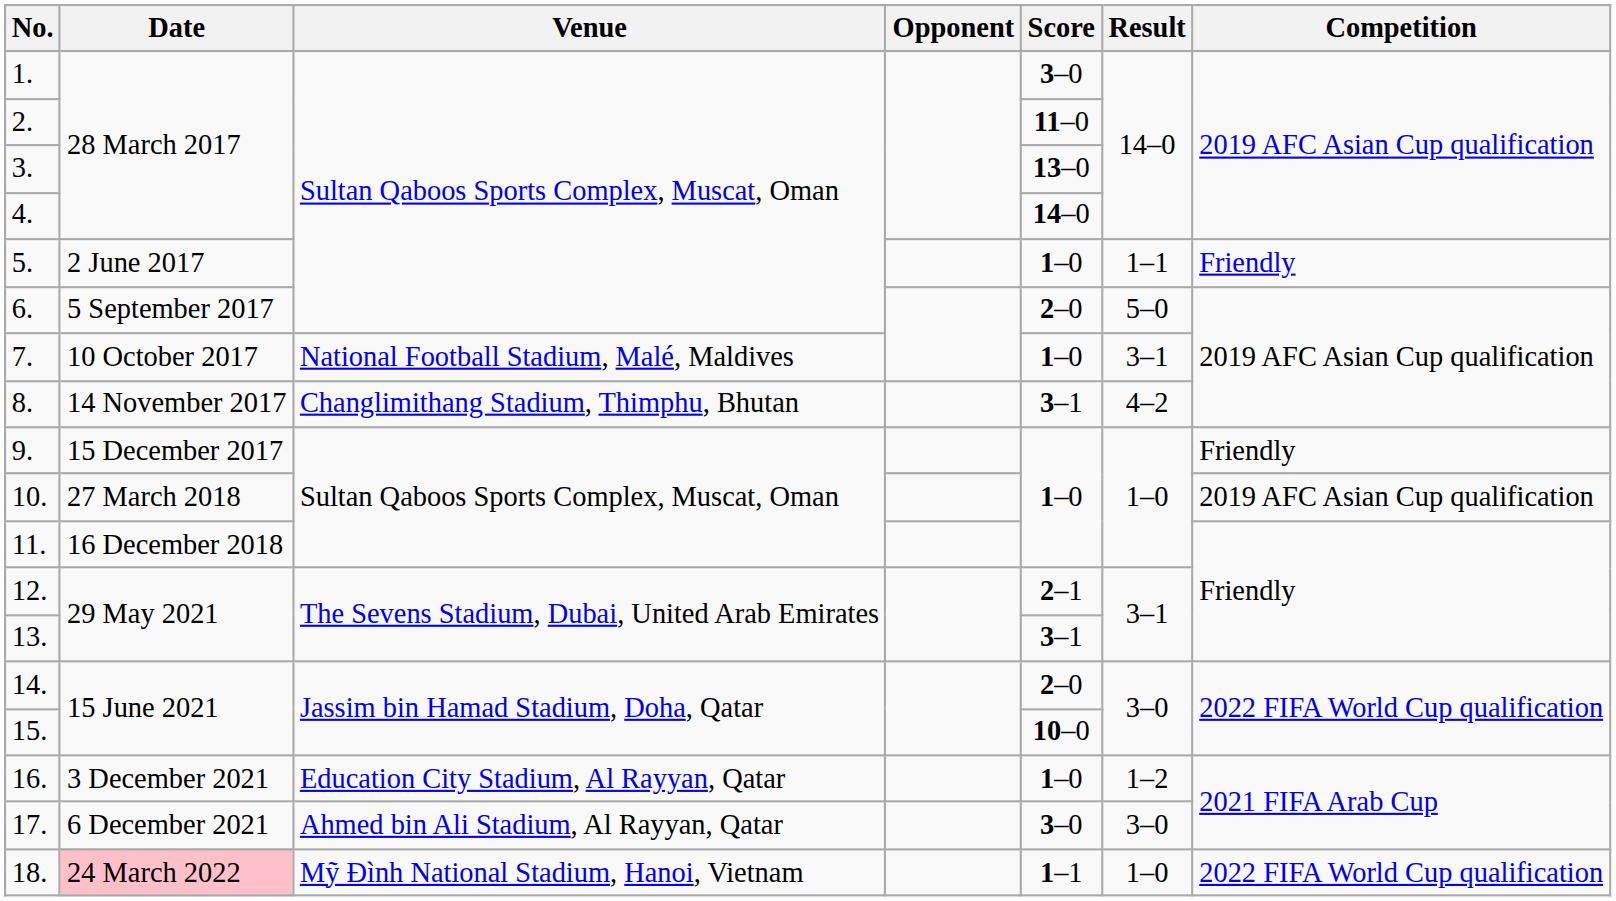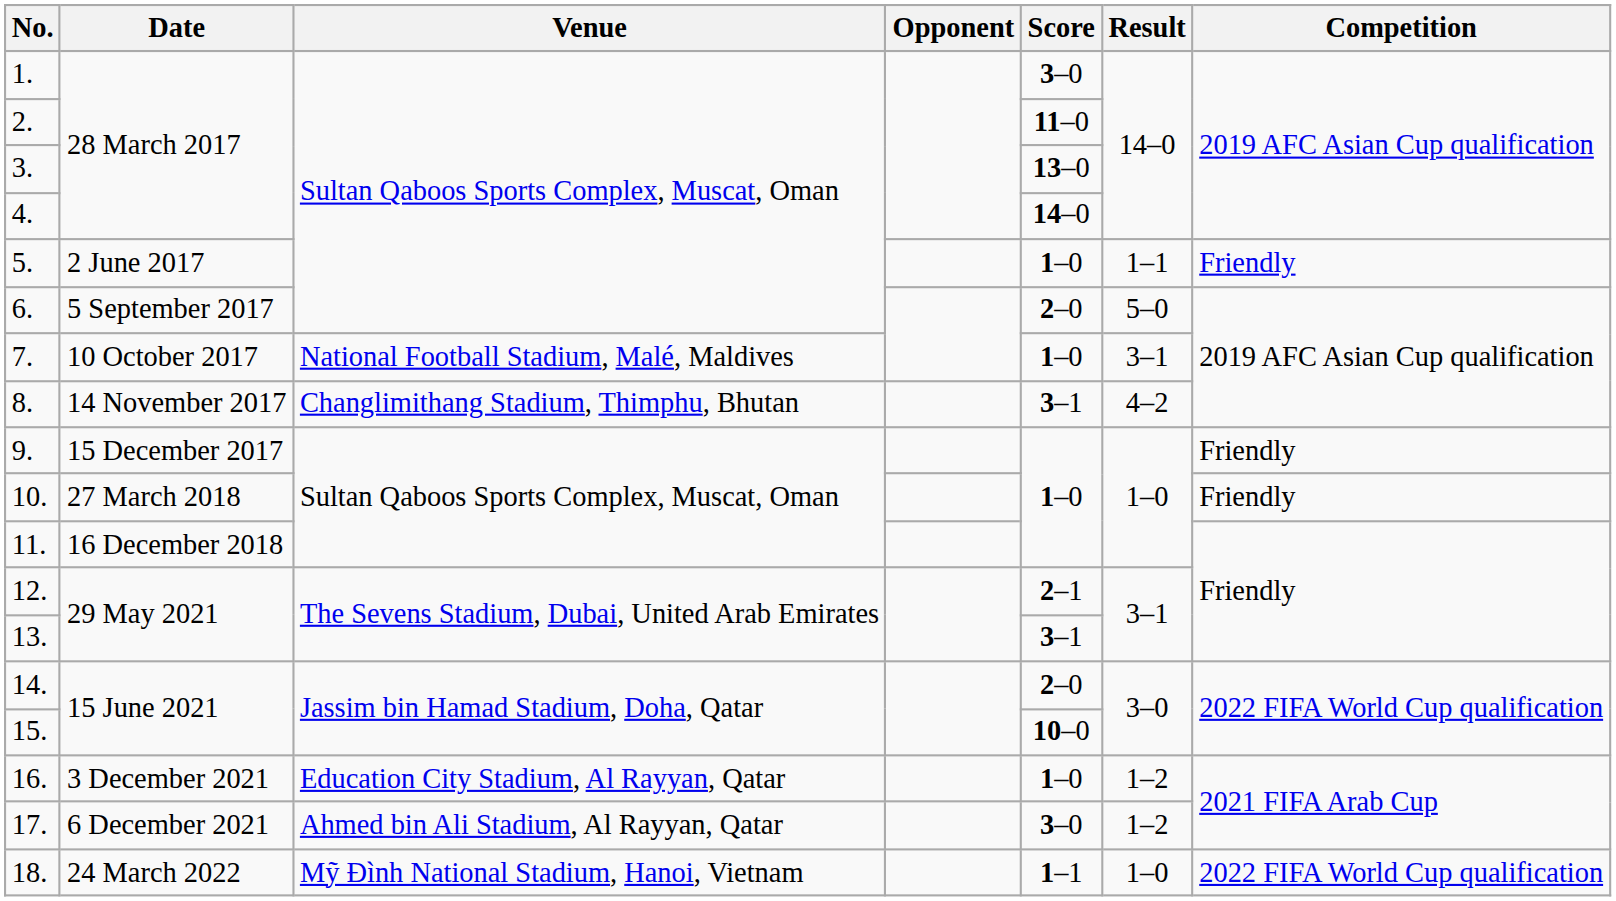(1397, 496) 2019 AFC Asian Cup qualification -> (1247, 496) Friendly
(1147, 824) 3–0 -> (1147, 824) 1–2
(154, 871) pink background -> (154, 871) no background
